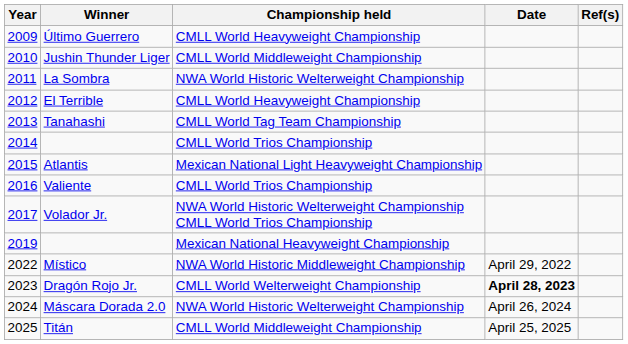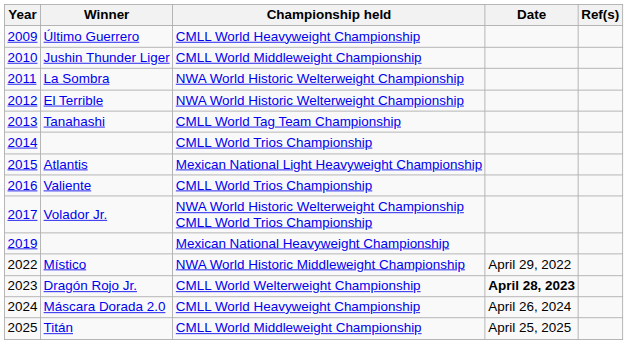(298, 100) CMLL World Heavyweight Championship -> (320, 100) NWA World Historic Welterweight Championship
(320, 307) NWA World Historic Welterweight Championship -> (298, 307) CMLL World Heavyweight Championship
